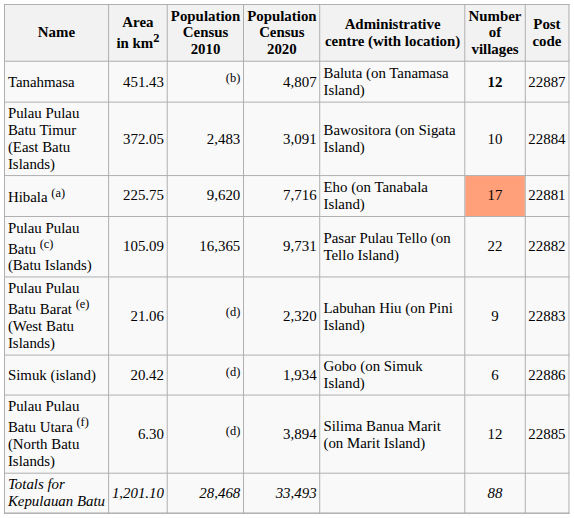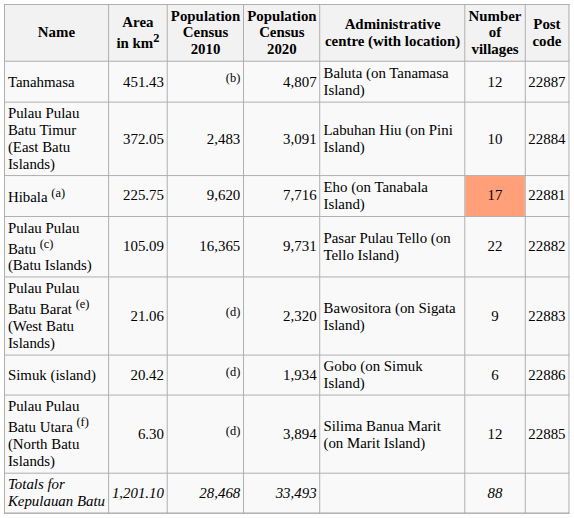(495, 81) bold -> (495, 81) normal
(390, 138) Bawositora (on Sigata Island) -> (388, 138) Labuhan Hiu (on Pini Island)
(388, 316) Labuhan Hiu (on Pini Island) -> (390, 316) Bawositora (on Sigata Island)
